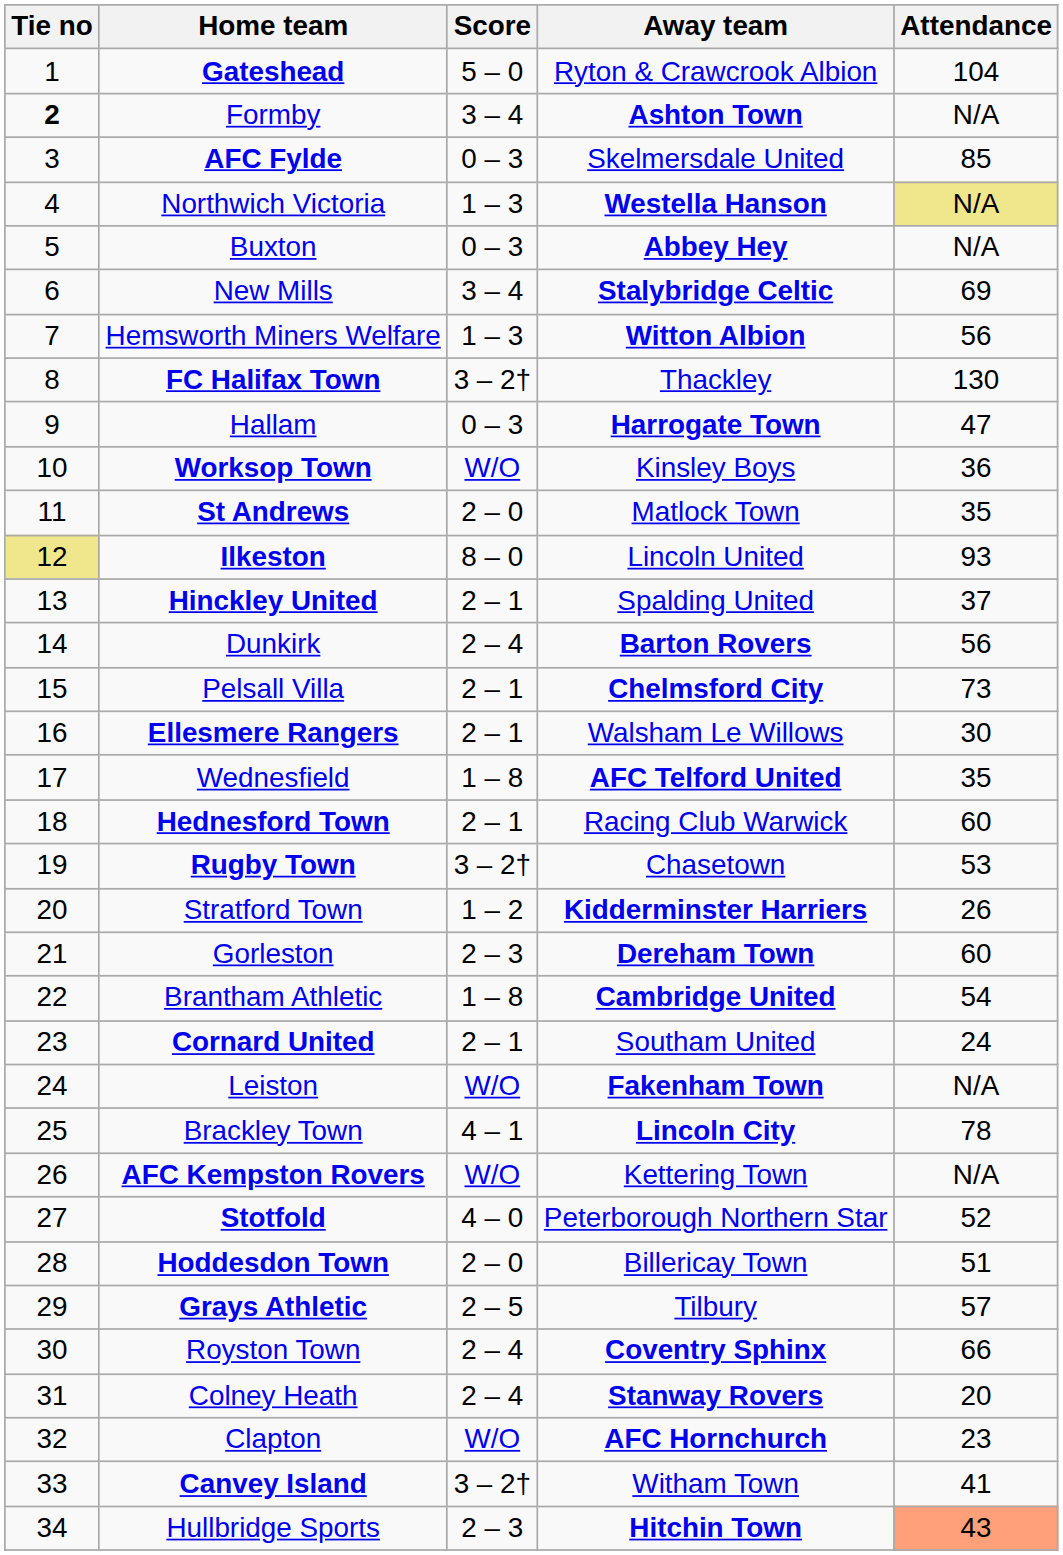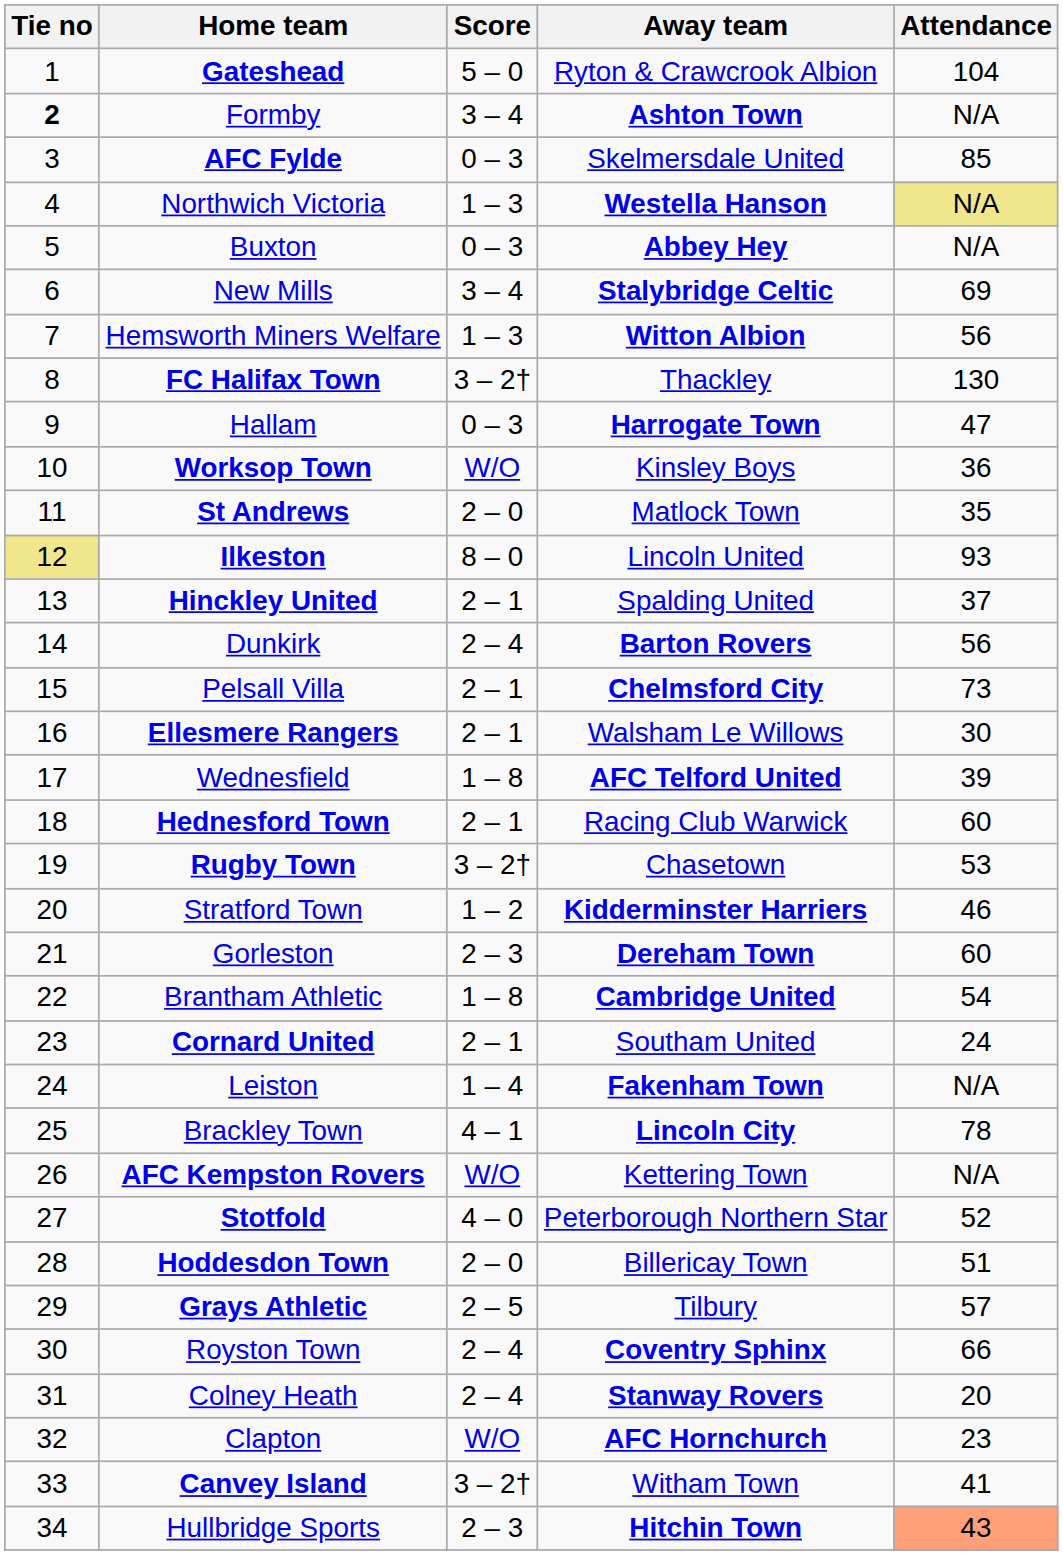(976, 777) 35 -> (976, 777) 39
(976, 909) 26 -> (976, 909) 46
(492, 1086) W/O -> (492, 1086) 1 – 4
